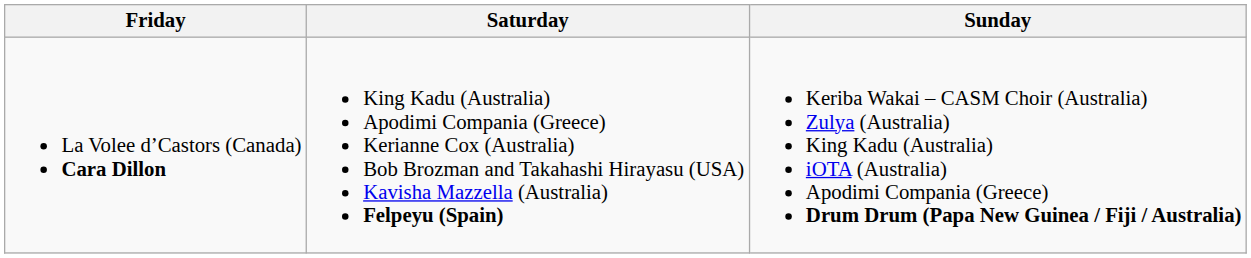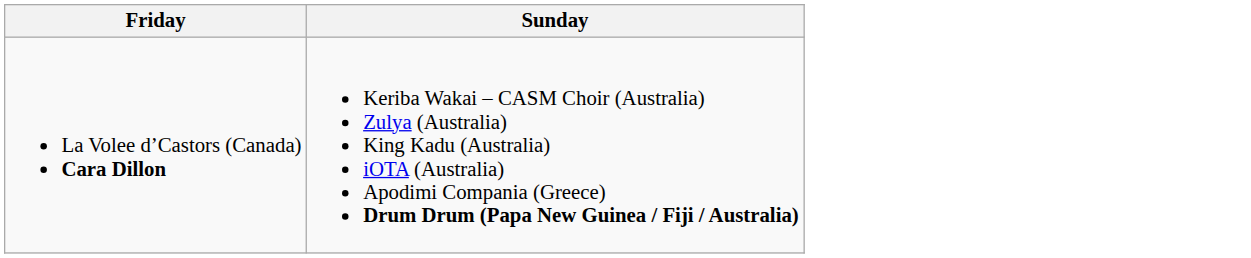- column: (528, 20)
